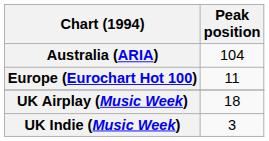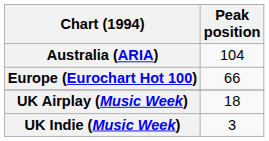(232, 78) 11 -> (232, 78) 66
